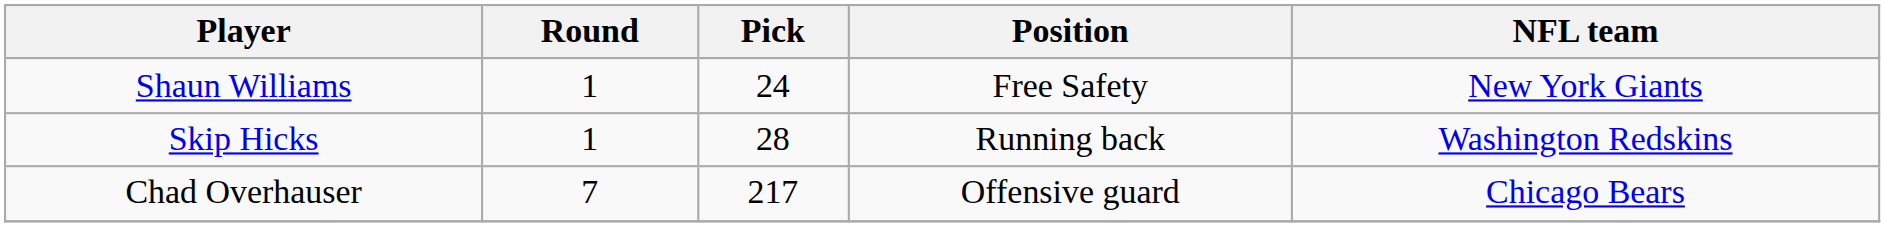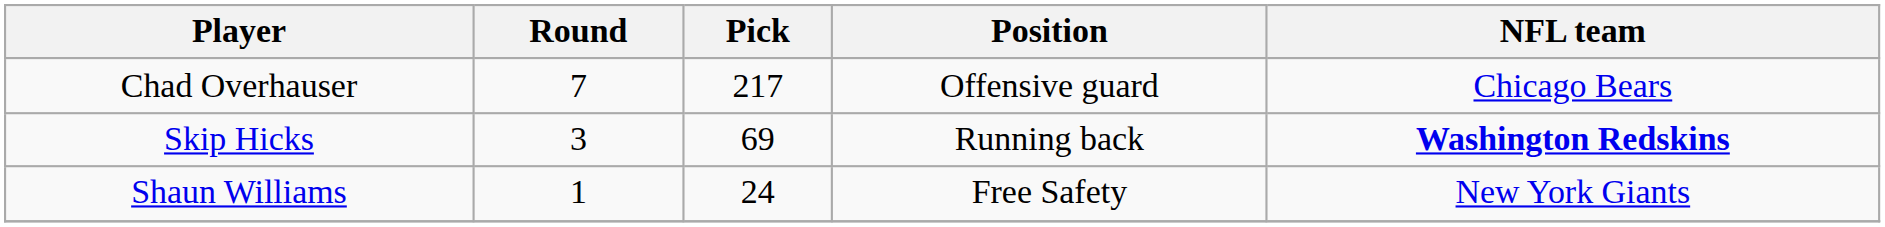rows swapped: (244, 85) <-> (244, 192)
(590, 138) 1 -> (578, 138) 3
(773, 138) 28 -> (758, 138) 69
(1585, 138) normal -> (1573, 138) bold
